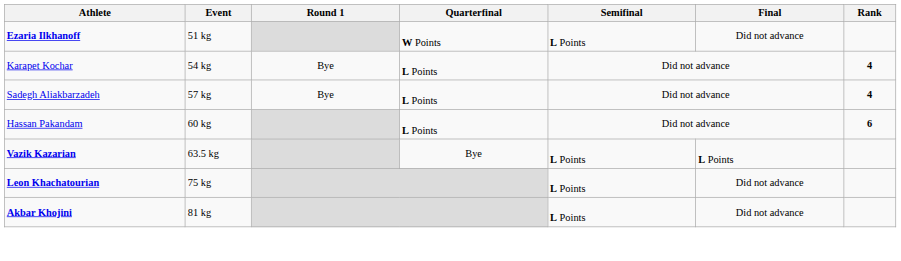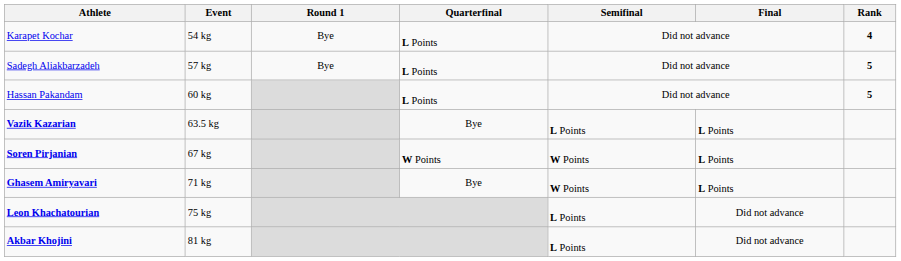- row: (43, 36)
(870, 95) 4 -> (870, 66) 5
(870, 124) 6 -> (870, 95) 5
+ row: (42, 154)
+ row: (52, 183)
